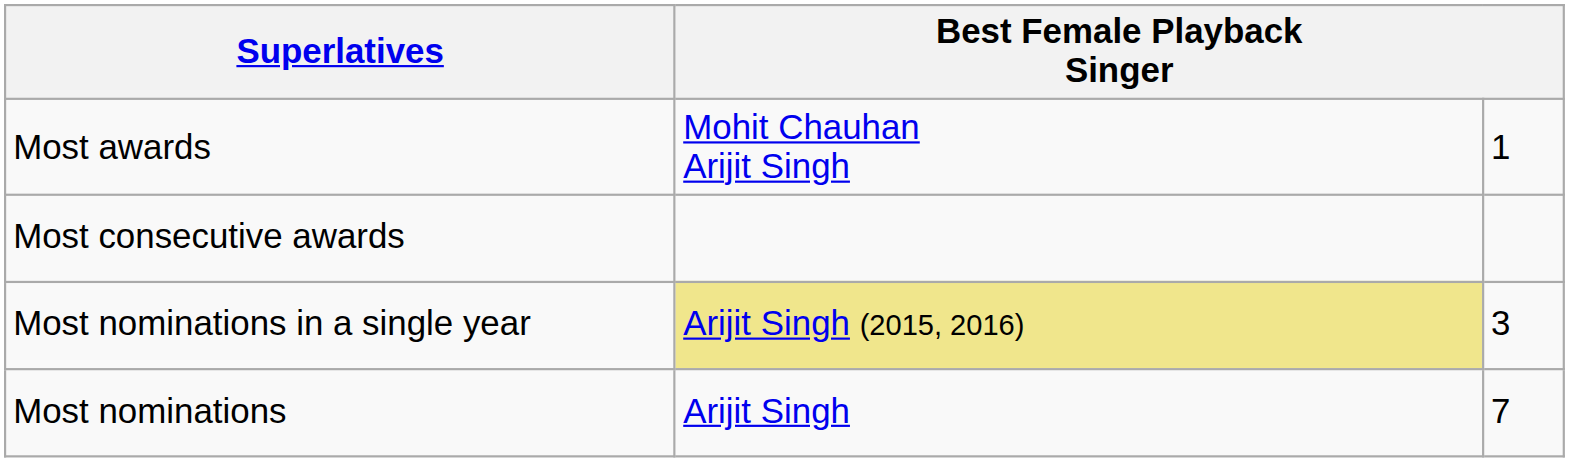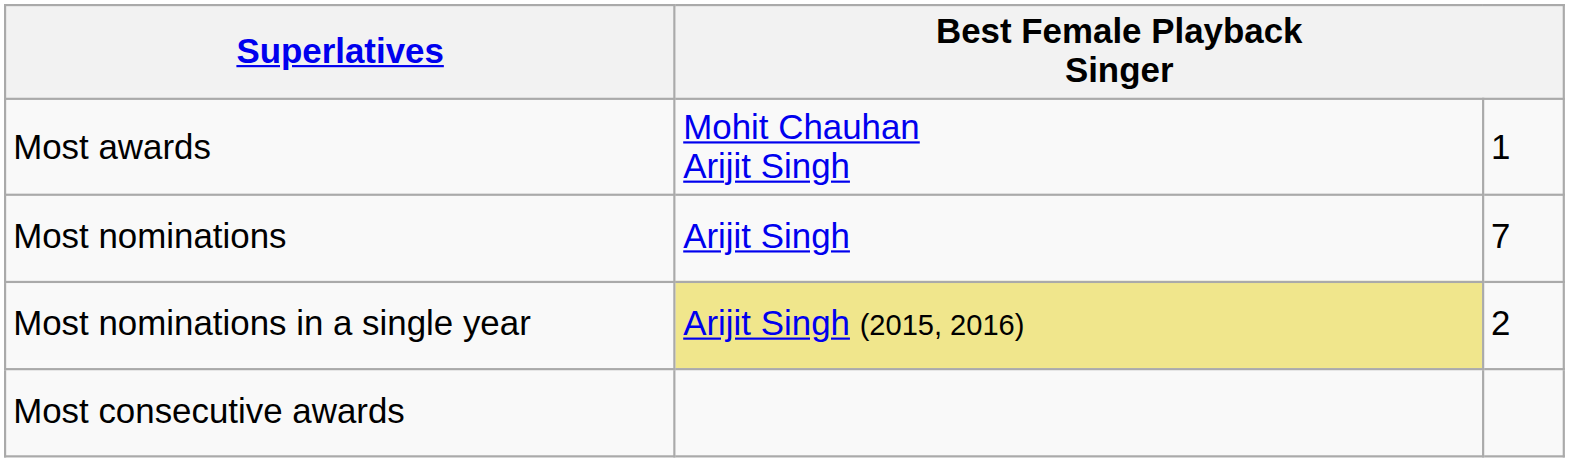rows swapped: (150, 411) <-> (209, 237)
(1501, 324) 3 -> (1501, 324) 2
